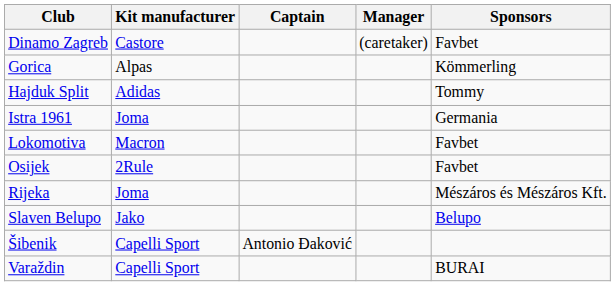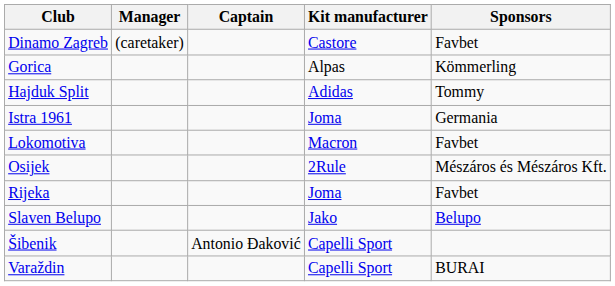columns swapped: (394, 17) <-> (175, 17)
(457, 167) Favbet -> (521, 167) Mészáros és Mészáros Kft.
(521, 192) Mészáros és Mészáros Kft. -> (457, 192) Favbet
